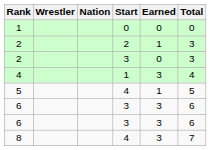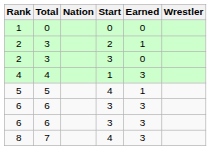columns swapped: (55, 12) <-> (192, 12)
